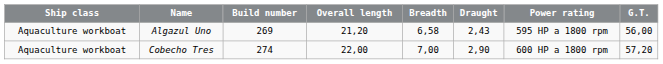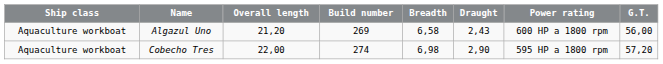columns swapped: (265, 13) <-> (355, 13)
(562, 32) 595 HP a 1800 rpm -> (562, 32) 600 HP a 1800 rpm
(428, 50) 7,00 -> (428, 50) 6,98
(562, 50) 600 HP a 1800 rpm -> (562, 50) 595 HP a 1800 rpm
